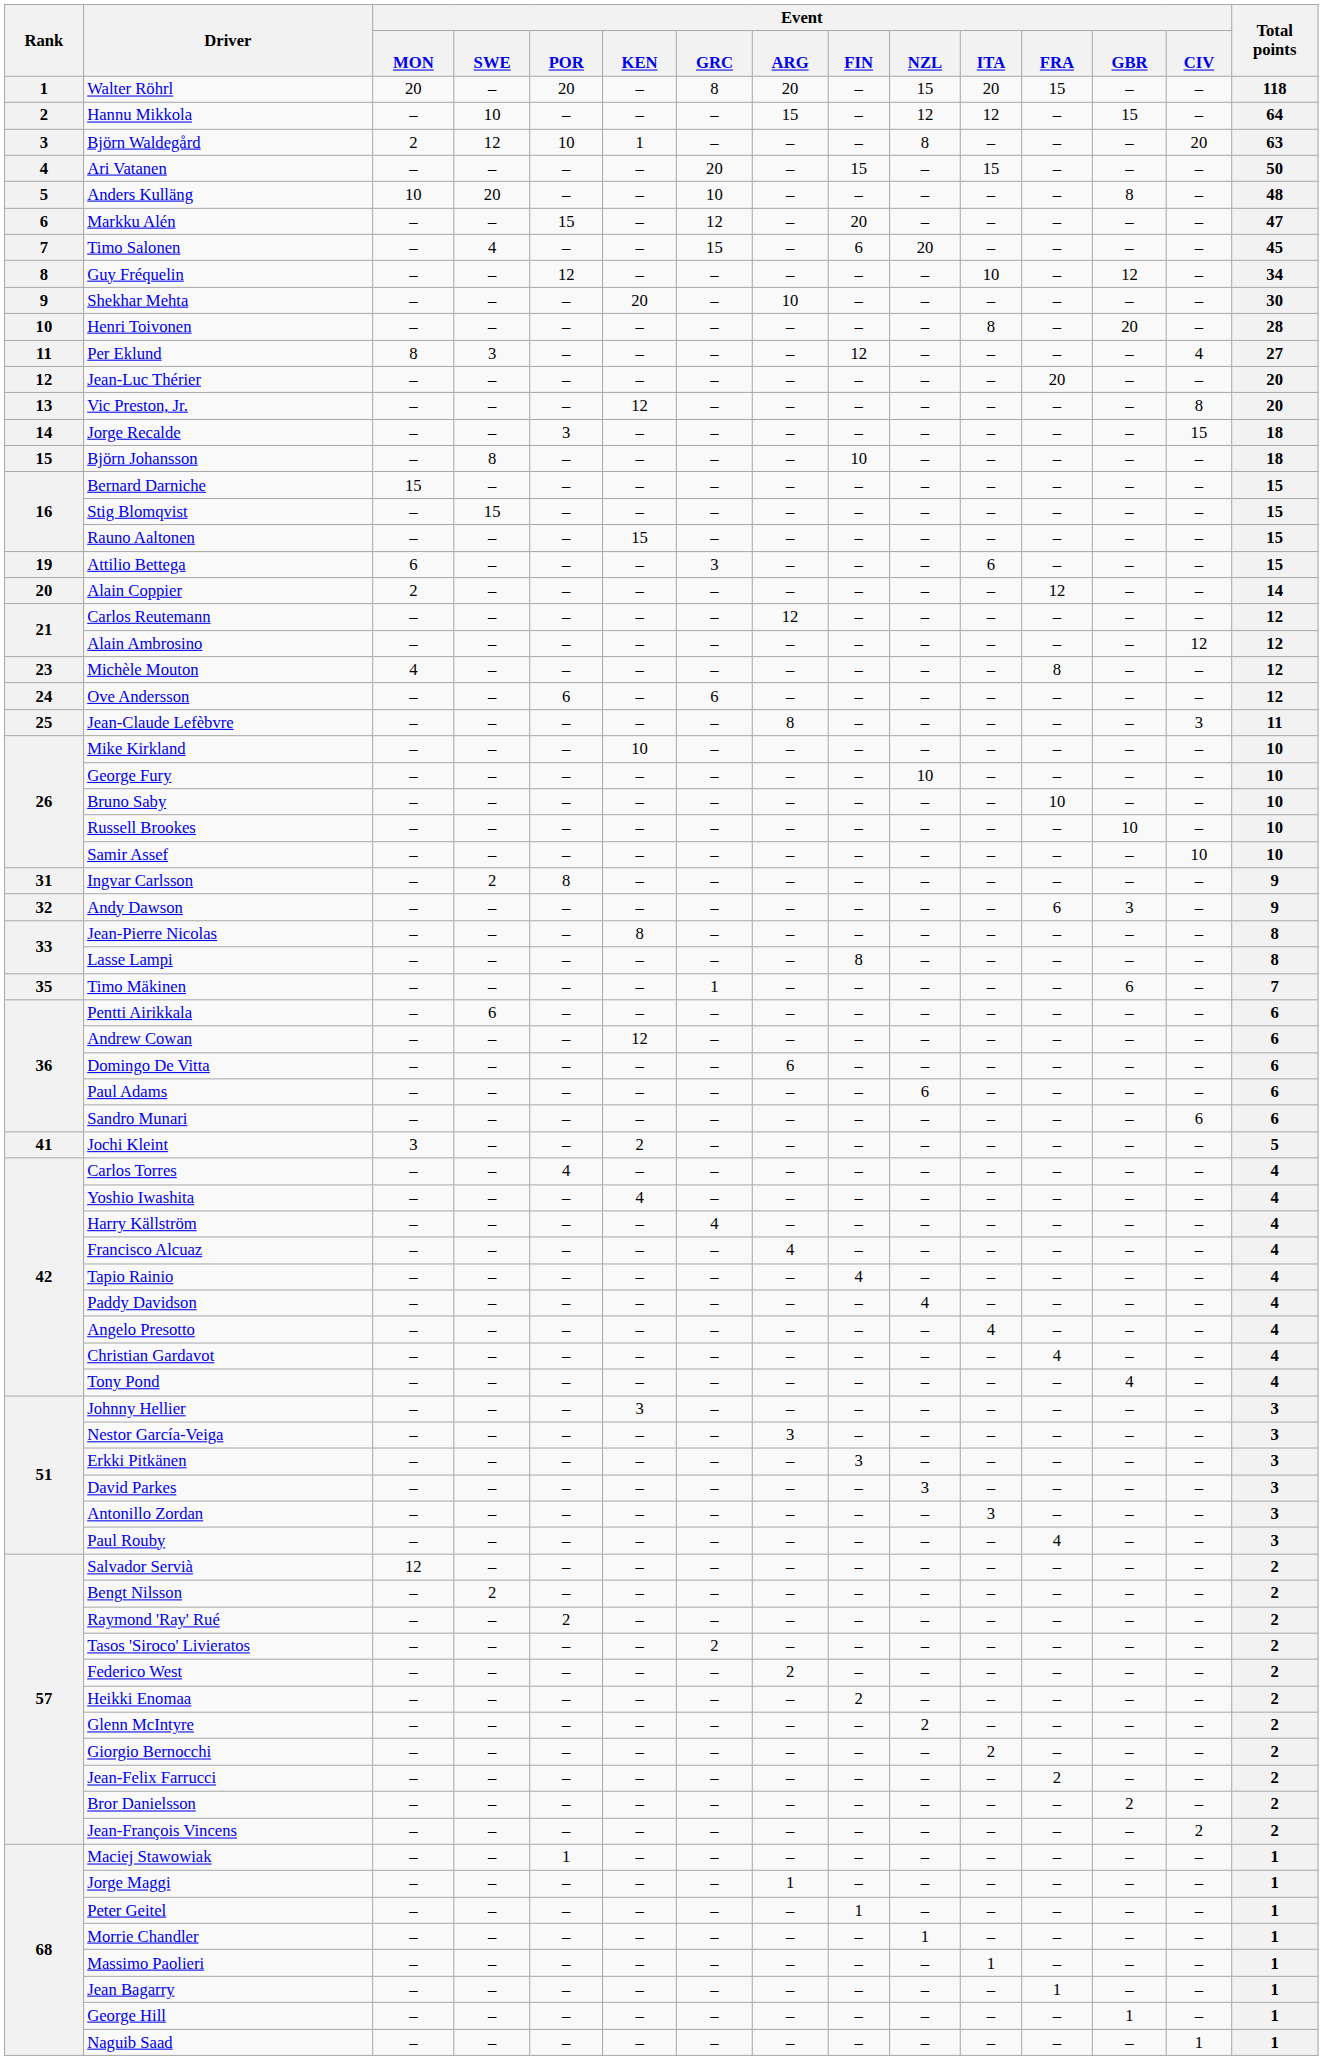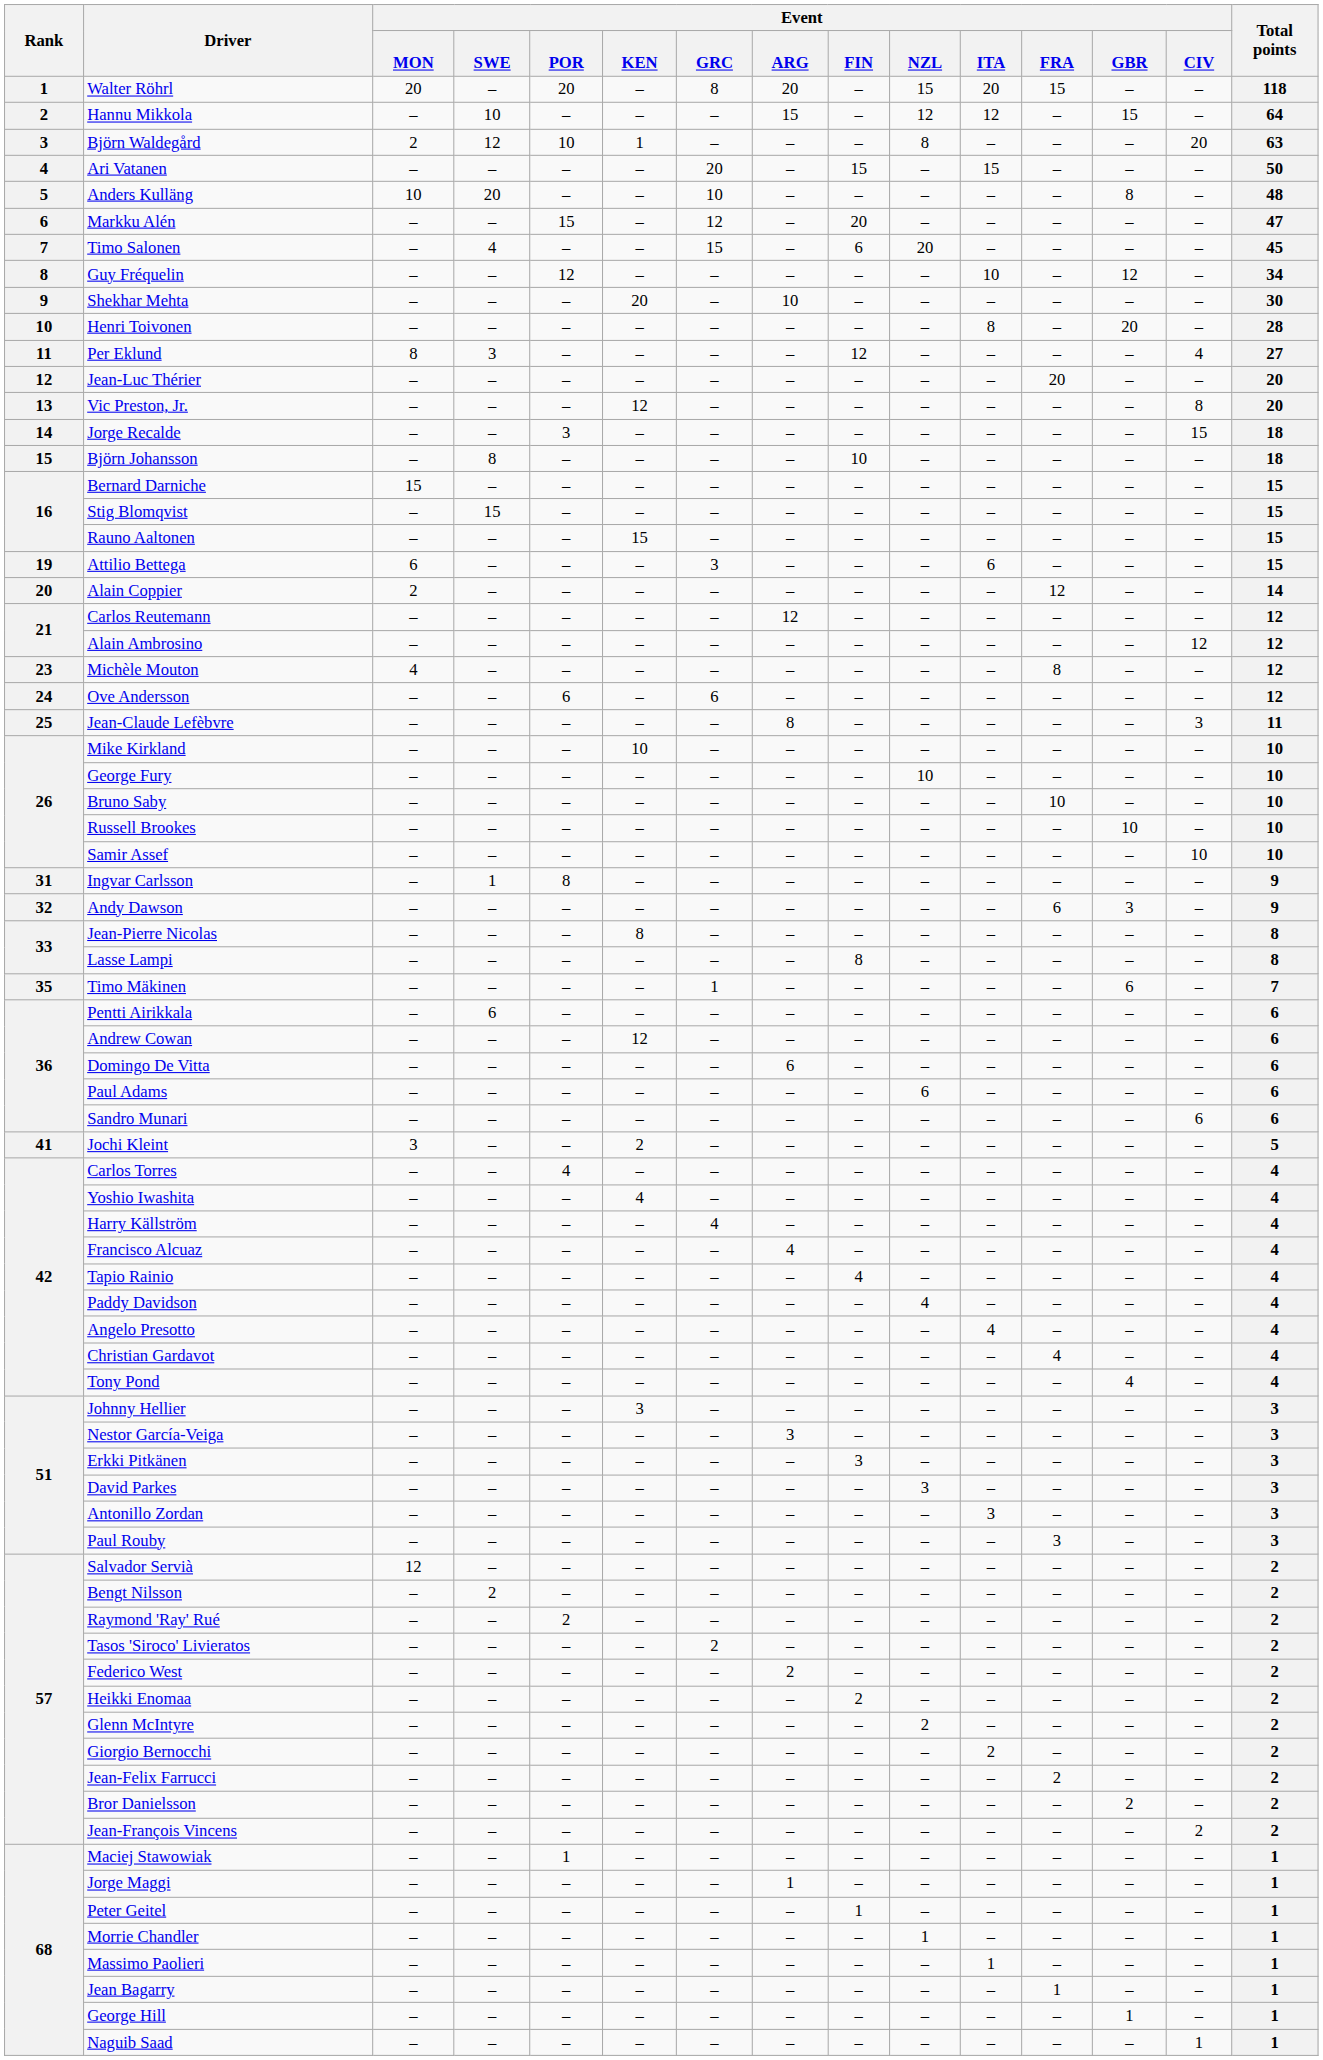(492, 880) 2 -> (492, 880) 1
(1057, 1540) 4 -> (1057, 1540) 3
